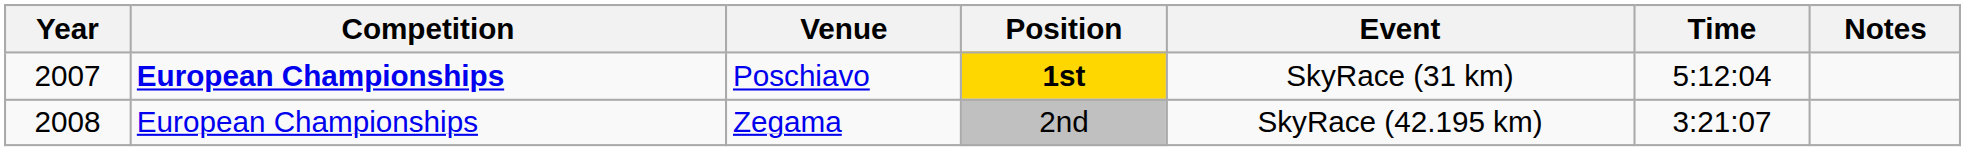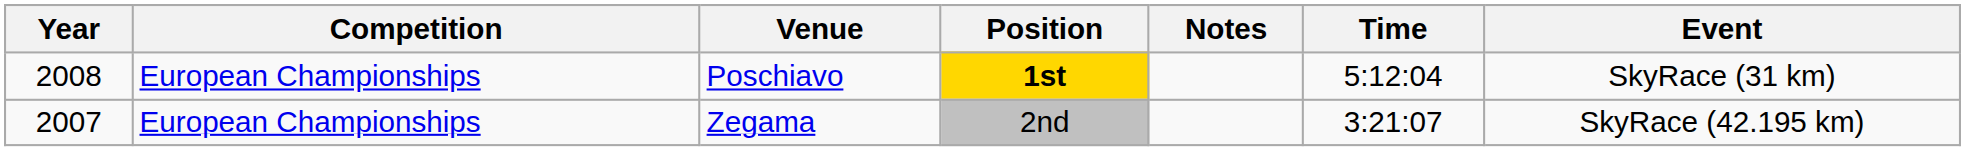columns swapped: (1400, 29) <-> (1885, 29)
(67, 76) 2007 -> (69, 76) 2008
(320, 76) bold -> (310, 76) normal
(67, 123) 2008 -> (69, 123) 2007
